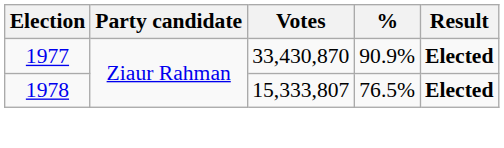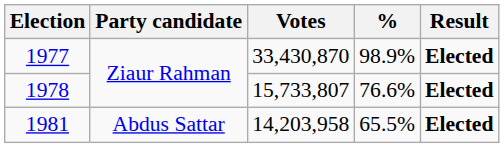(387, 55) 90.9% -> (387, 55) 98.9%
(301, 90) 15,333,807 -> (301, 90) 15,733,807
(387, 90) 76.5% -> (387, 90) 76.6%
+ row: (47, 124)
